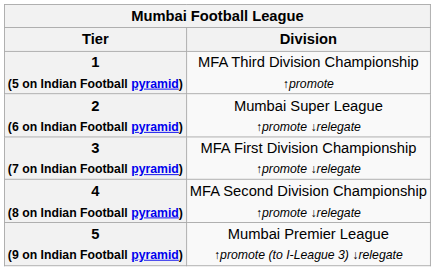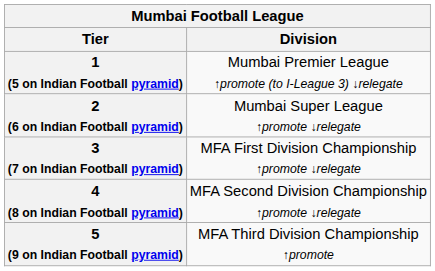(308, 73) MFA Third Division Championship ↑promote -> (308, 73) Mumbai Premier League ↑promote (to I-League 3) ↓relegate
(308, 244) Mumbai Premier League ↑promote (to I-League 3) ↓relegate -> (308, 244) MFA Third Division Championship ↑promote
